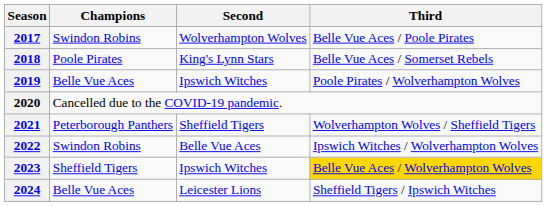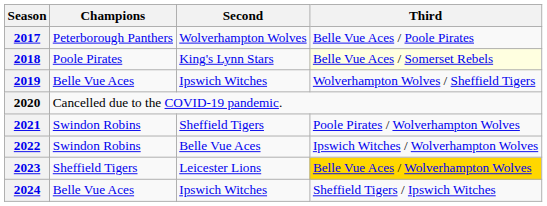(97, 37) Swindon Robins -> (113, 37) Peterborough Panthers
(403, 59) no background -> (403, 59) lightyellow background
(416, 81) Poole Pirates / Wolverhampton Wolves -> (424, 81) Wolverhampton Wolves / Sheffield Tigers
(113, 125) Peterborough Panthers -> (97, 125) Swindon Robins
(424, 125) Wolverhampton Wolves / Sheffield Tigers -> (416, 125) Poole Pirates / Wolverhampton Wolves
(223, 168) Ipswich Witches -> (220, 168) Leicester Lions
(220, 190) Leicester Lions -> (223, 190) Ipswich Witches
